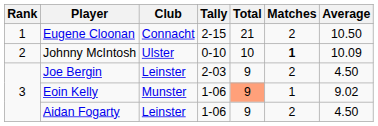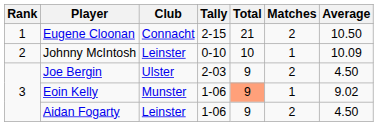(158, 53) Ulster -> (164, 53) Leinster
(292, 53) bold -> (292, 53) normal
(164, 72) Leinster -> (158, 72) Ulster
